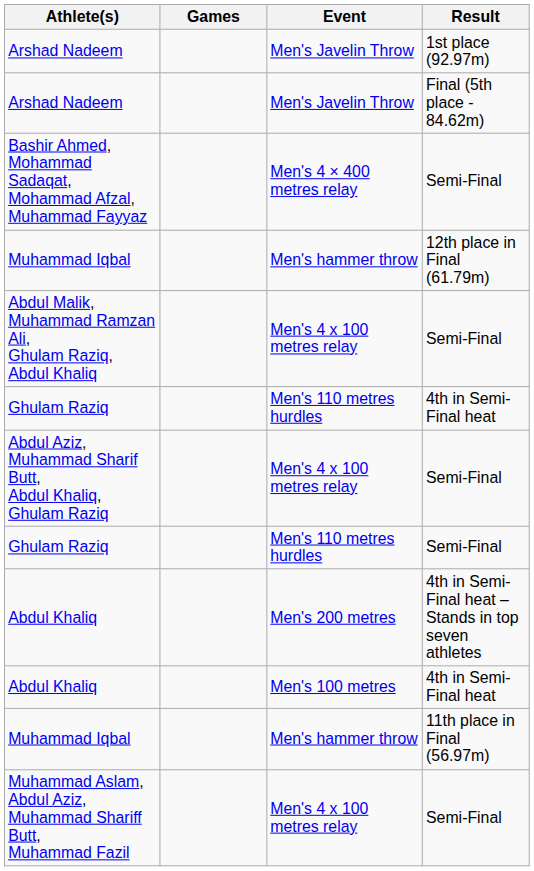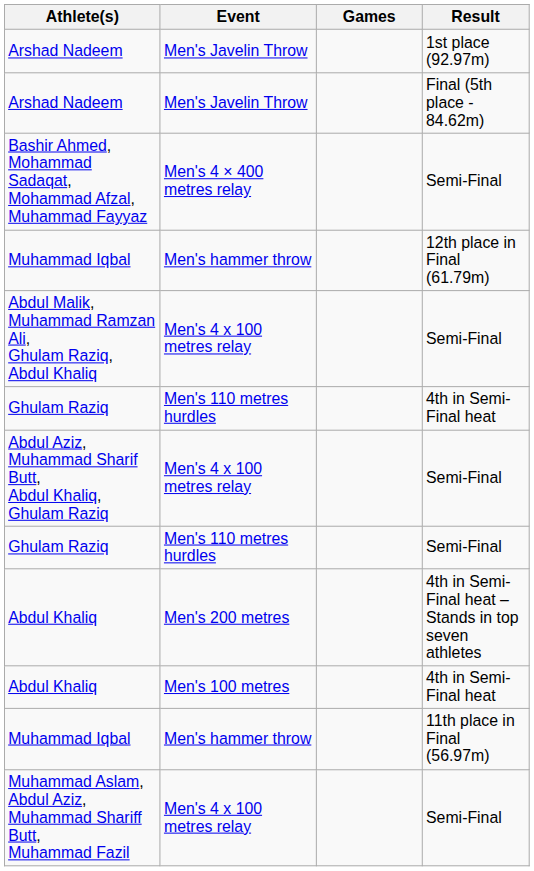columns swapped: (344, 17) <-> (213, 17)
